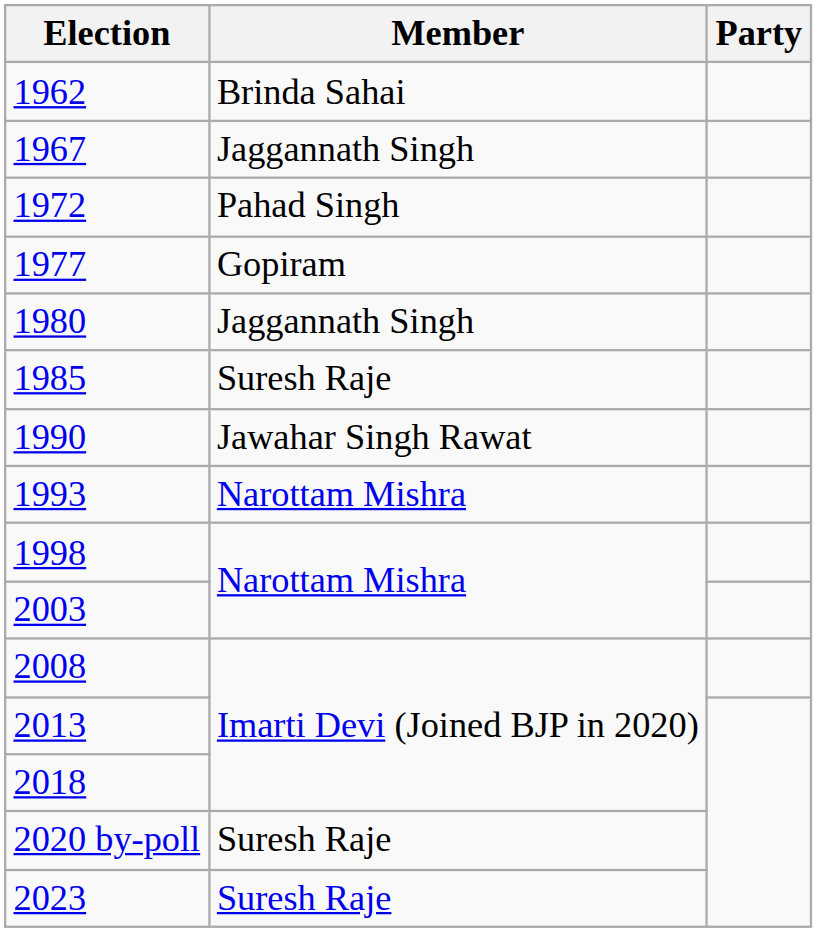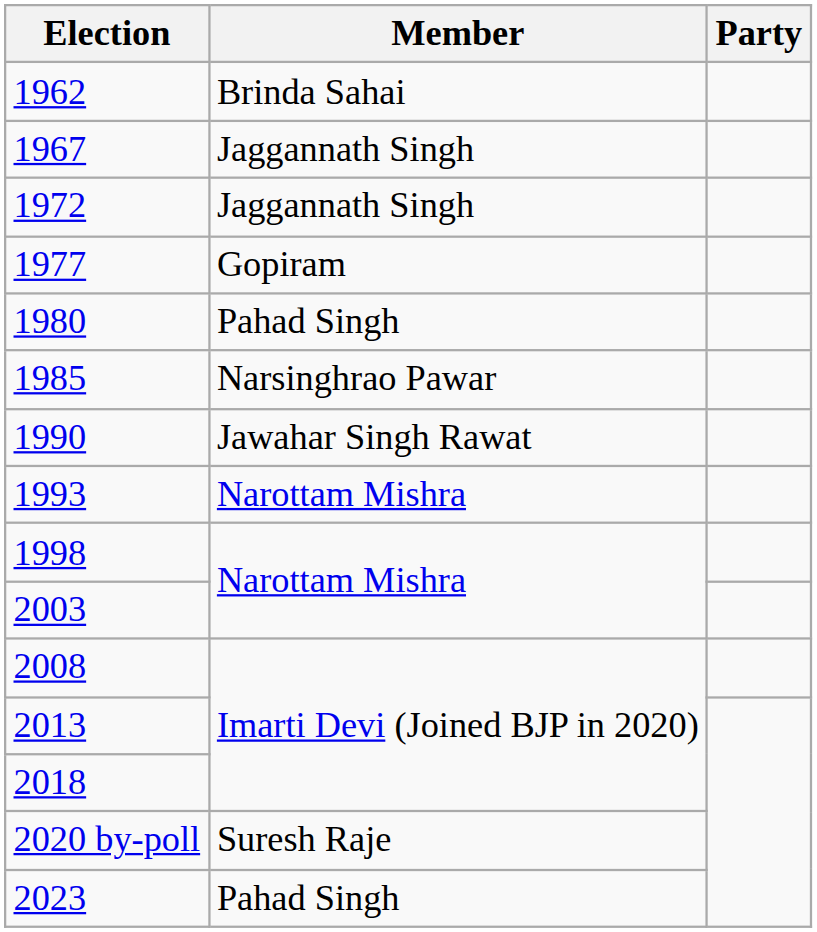(308, 206) Pahad Singh -> (346, 206) Jaggannath Singh
(346, 321) Jaggannath Singh -> (308, 321) Pahad Singh
(304, 378) Suresh Raje -> (357, 378) Narsinghrao Pawar
(304, 897) Suresh Raje -> (308, 897) Pahad Singh
